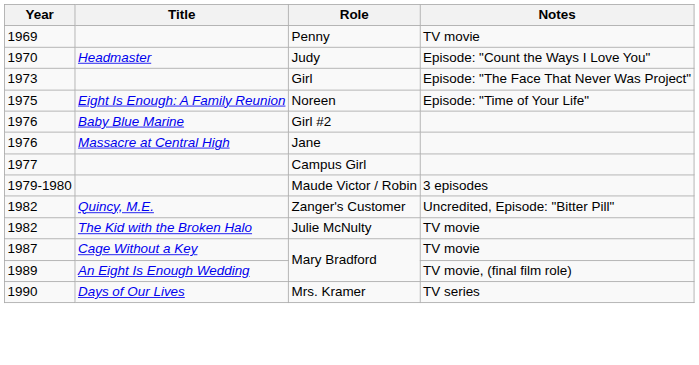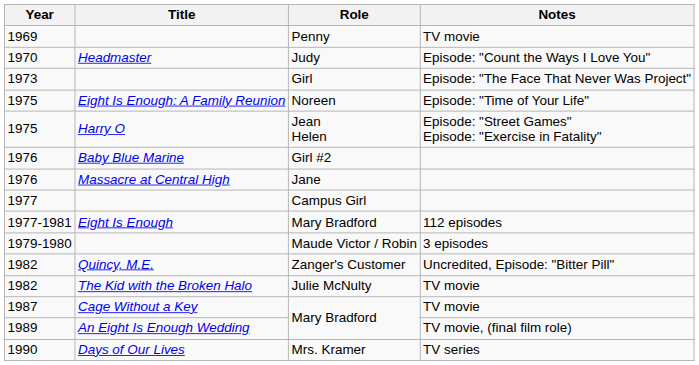+ row: (22, 129)
+ row: (40, 222)
